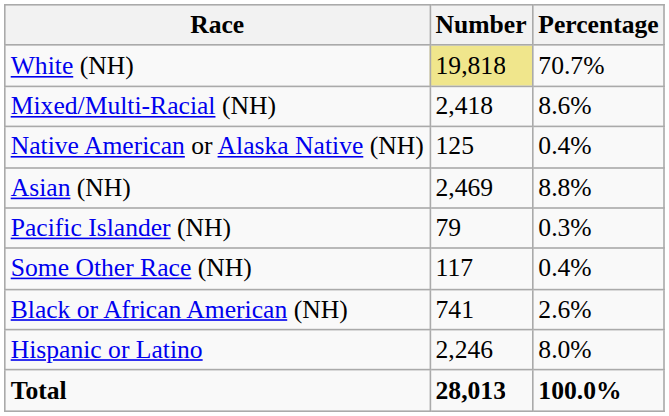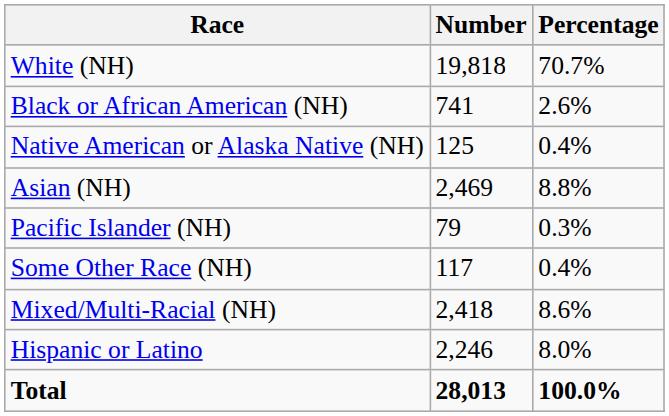(471, 65) khaki background -> (471, 65) no background
rows swapped: (179, 308) <-> (143, 106)
